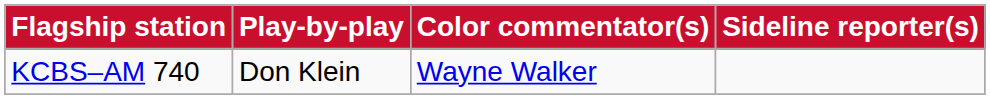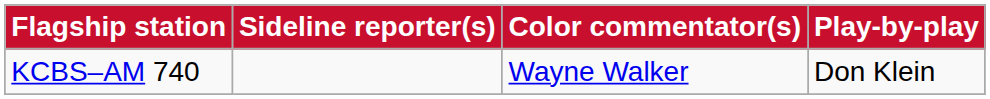columns swapped: (321, 26) <-> (851, 26)
